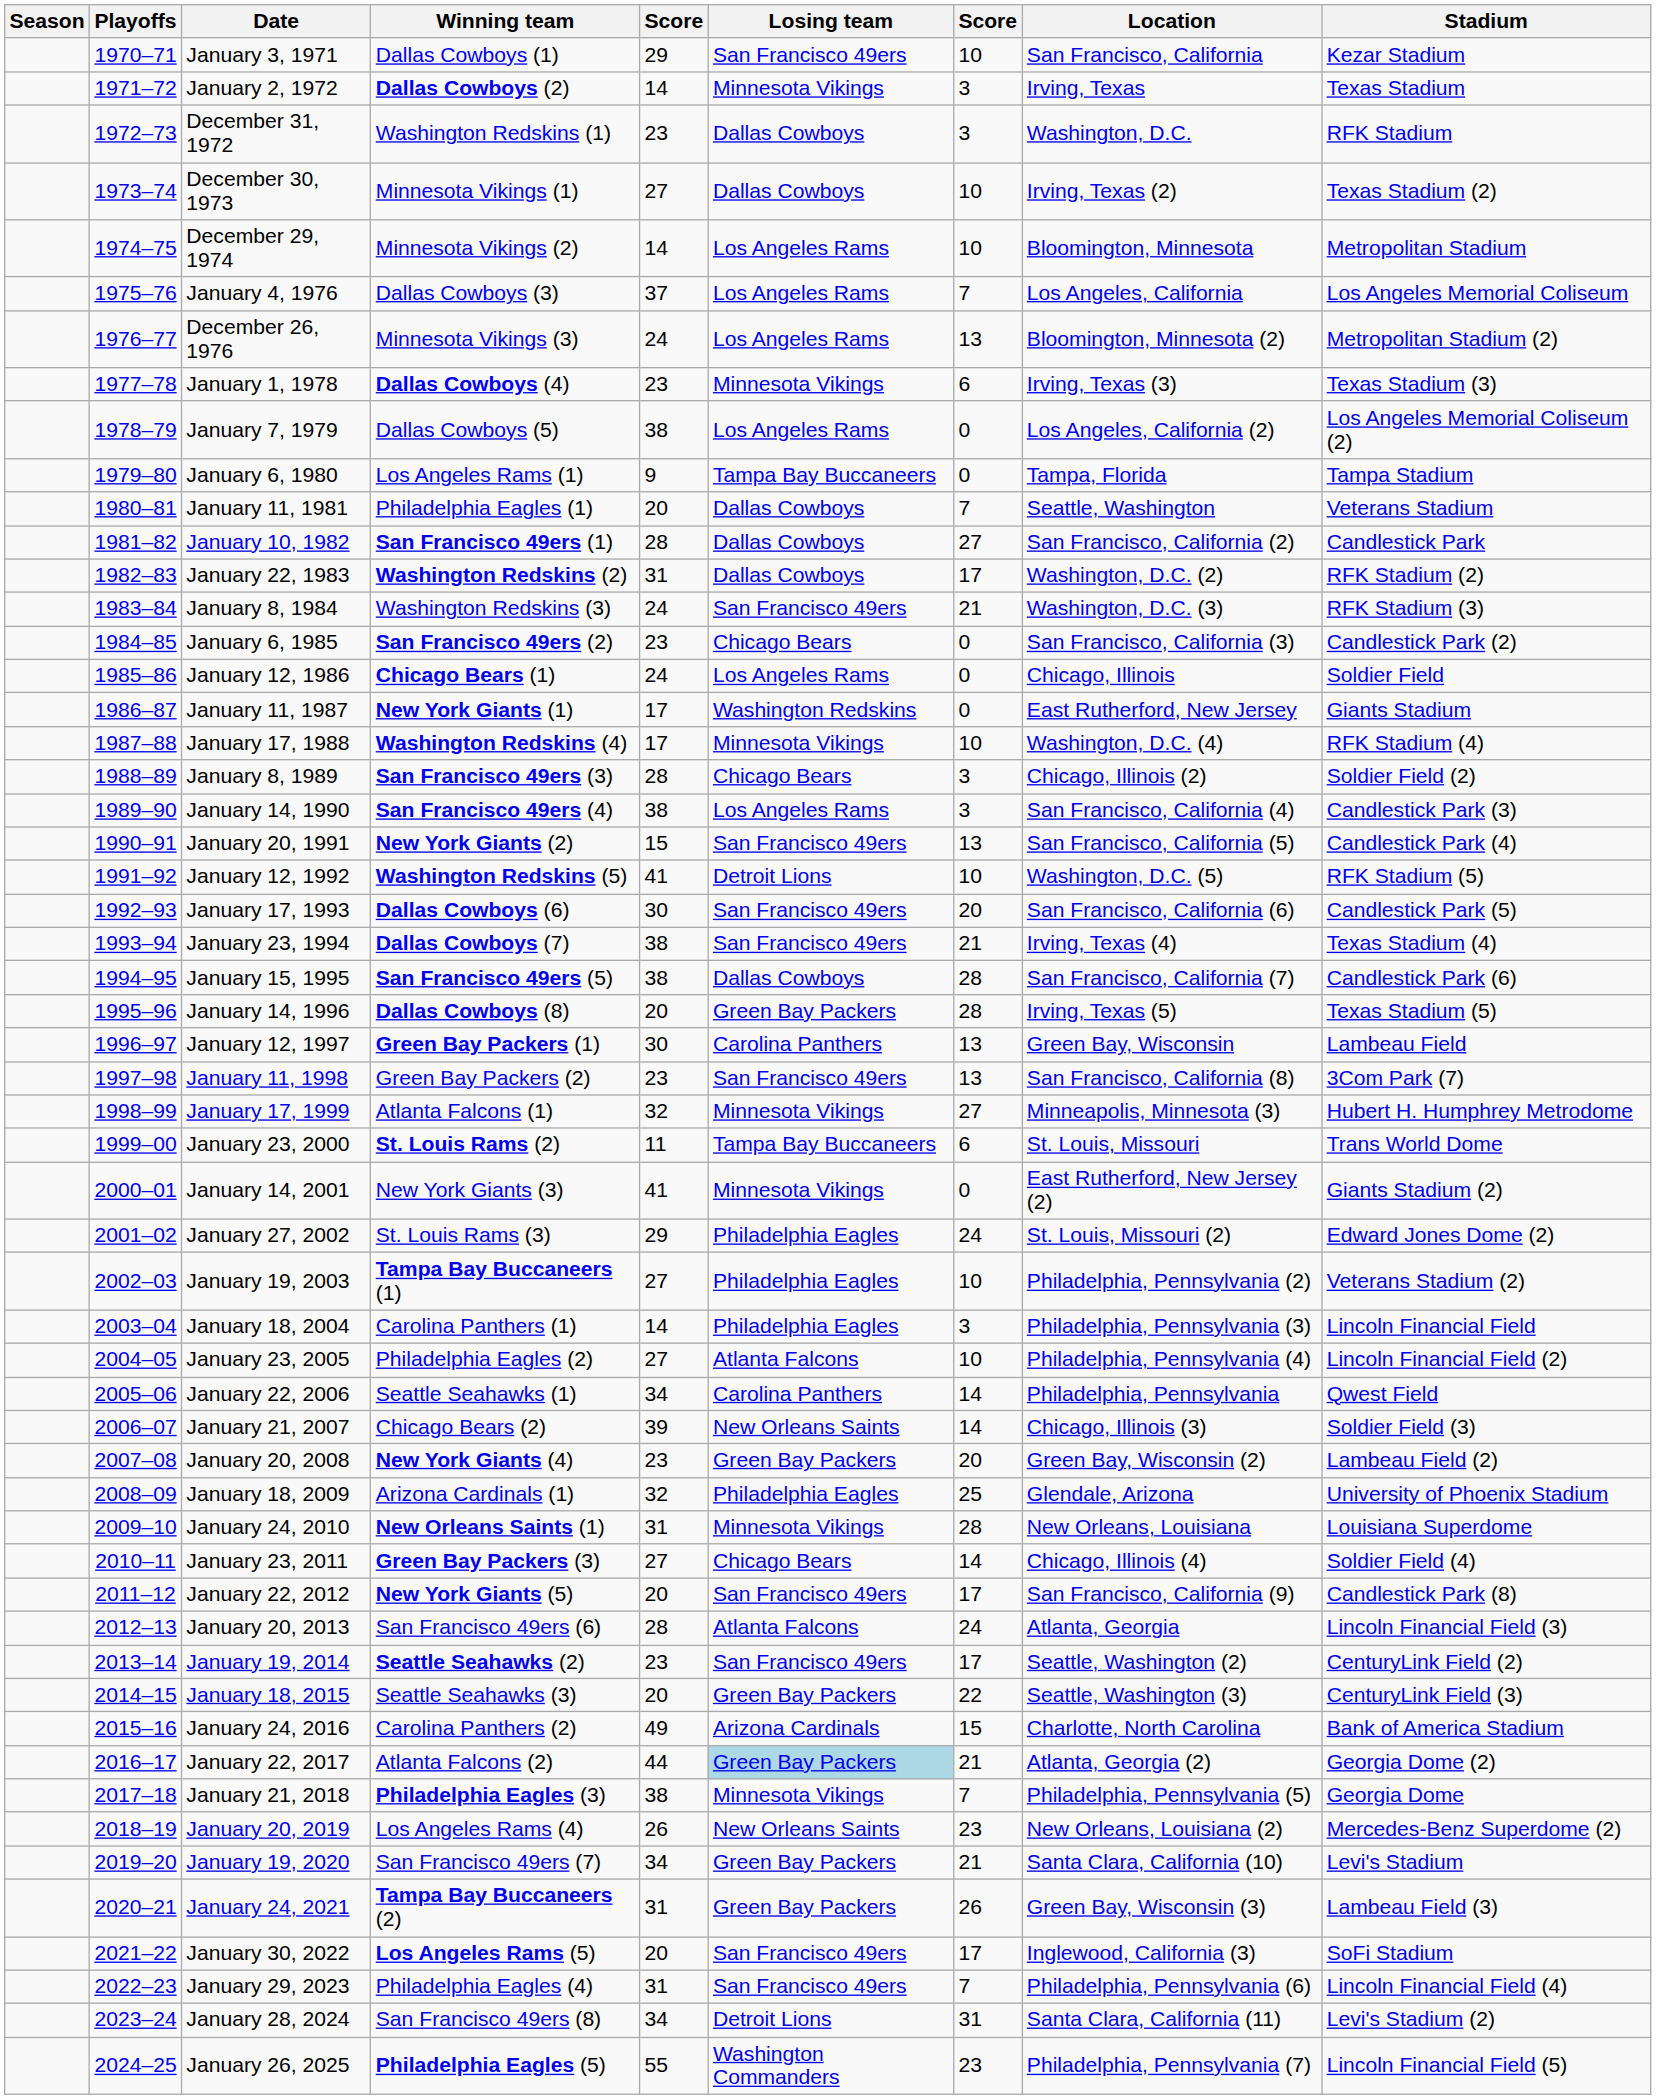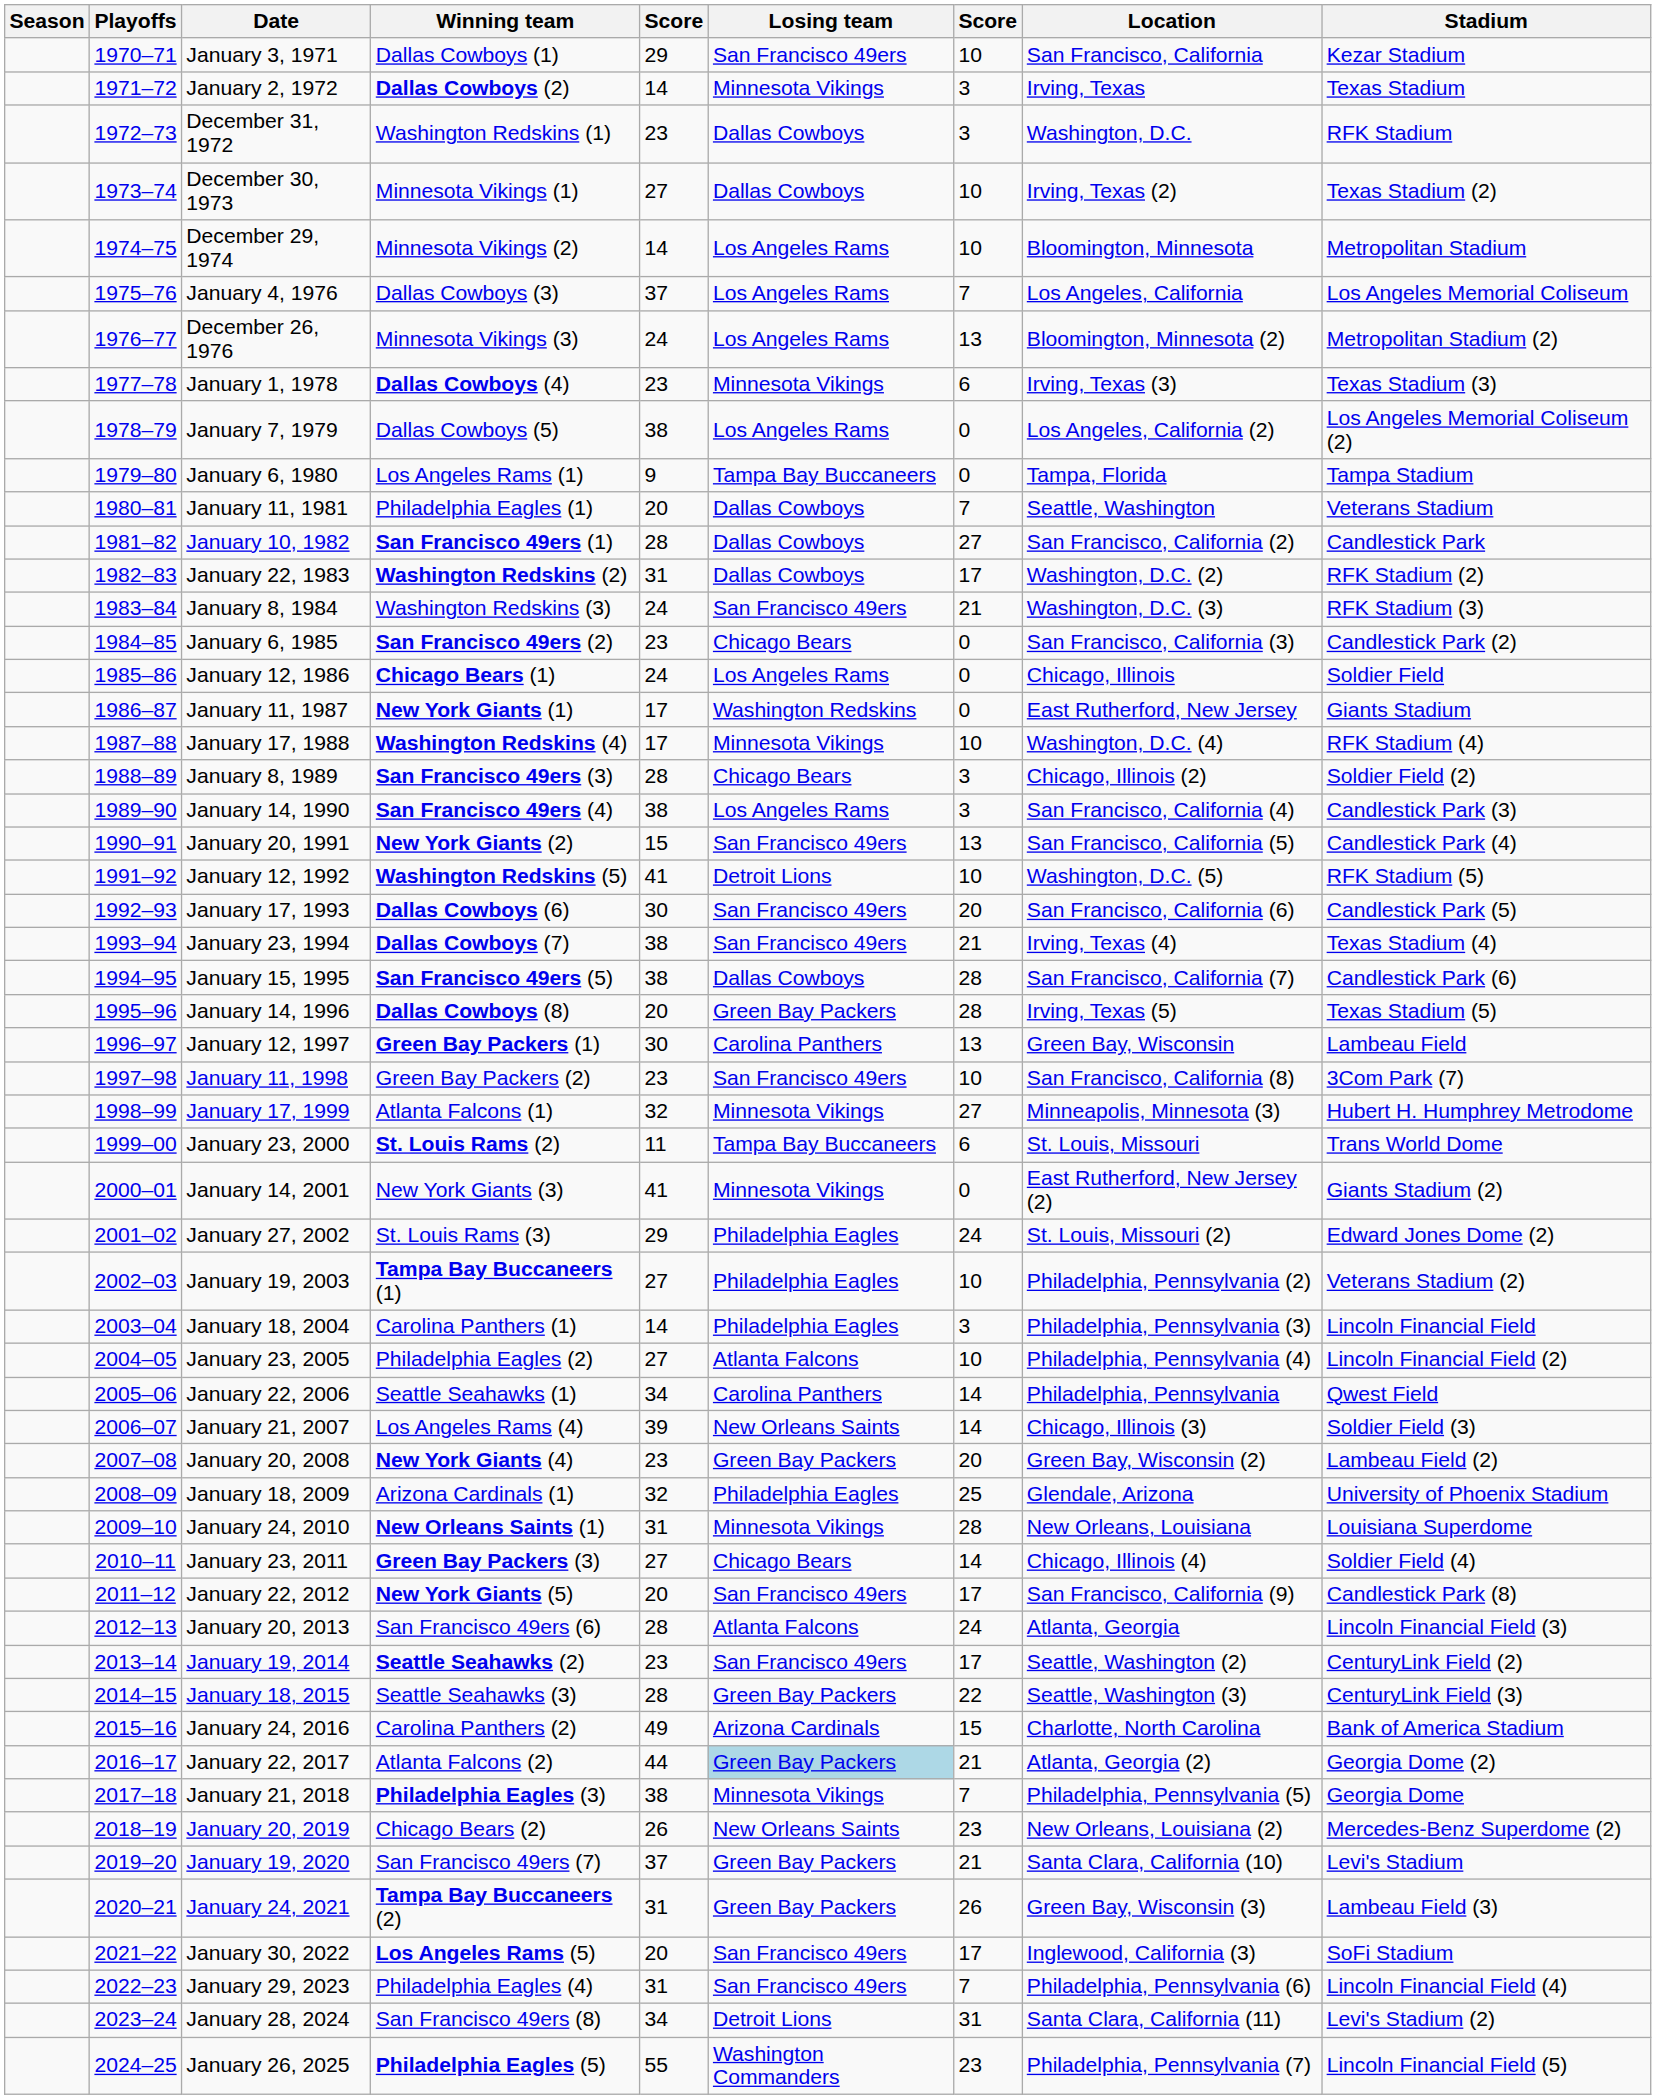(970, 1077) 13 -> (970, 1077) 10
(461, 1426) Chicago Bears (2) -> (480, 1426) Los Angeles Rams (4)
(656, 1694) 20 -> (656, 1694) 28
(480, 1828) Los Angeles Rams (4) -> (461, 1828) Chicago Bears (2)
(656, 1862) 34 -> (656, 1862) 37
